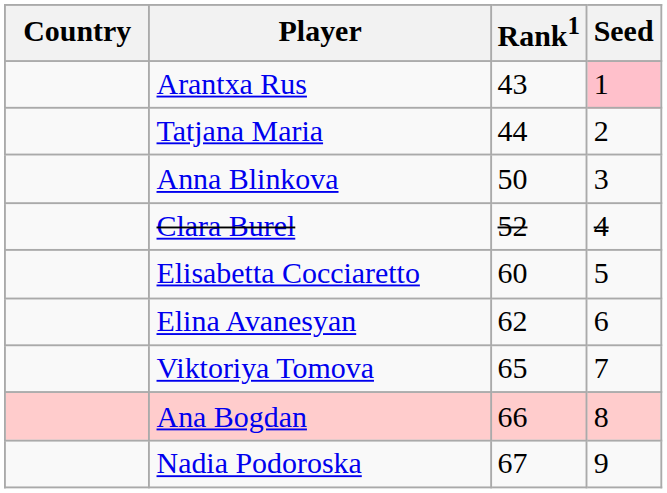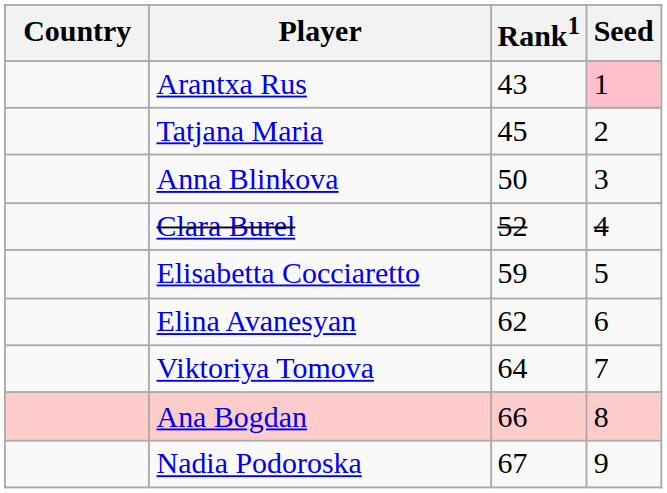(513, 131) 44 -> (513, 131) 45
(513, 273) 60 -> (513, 273) 59
(513, 368) 65 -> (513, 368) 64
